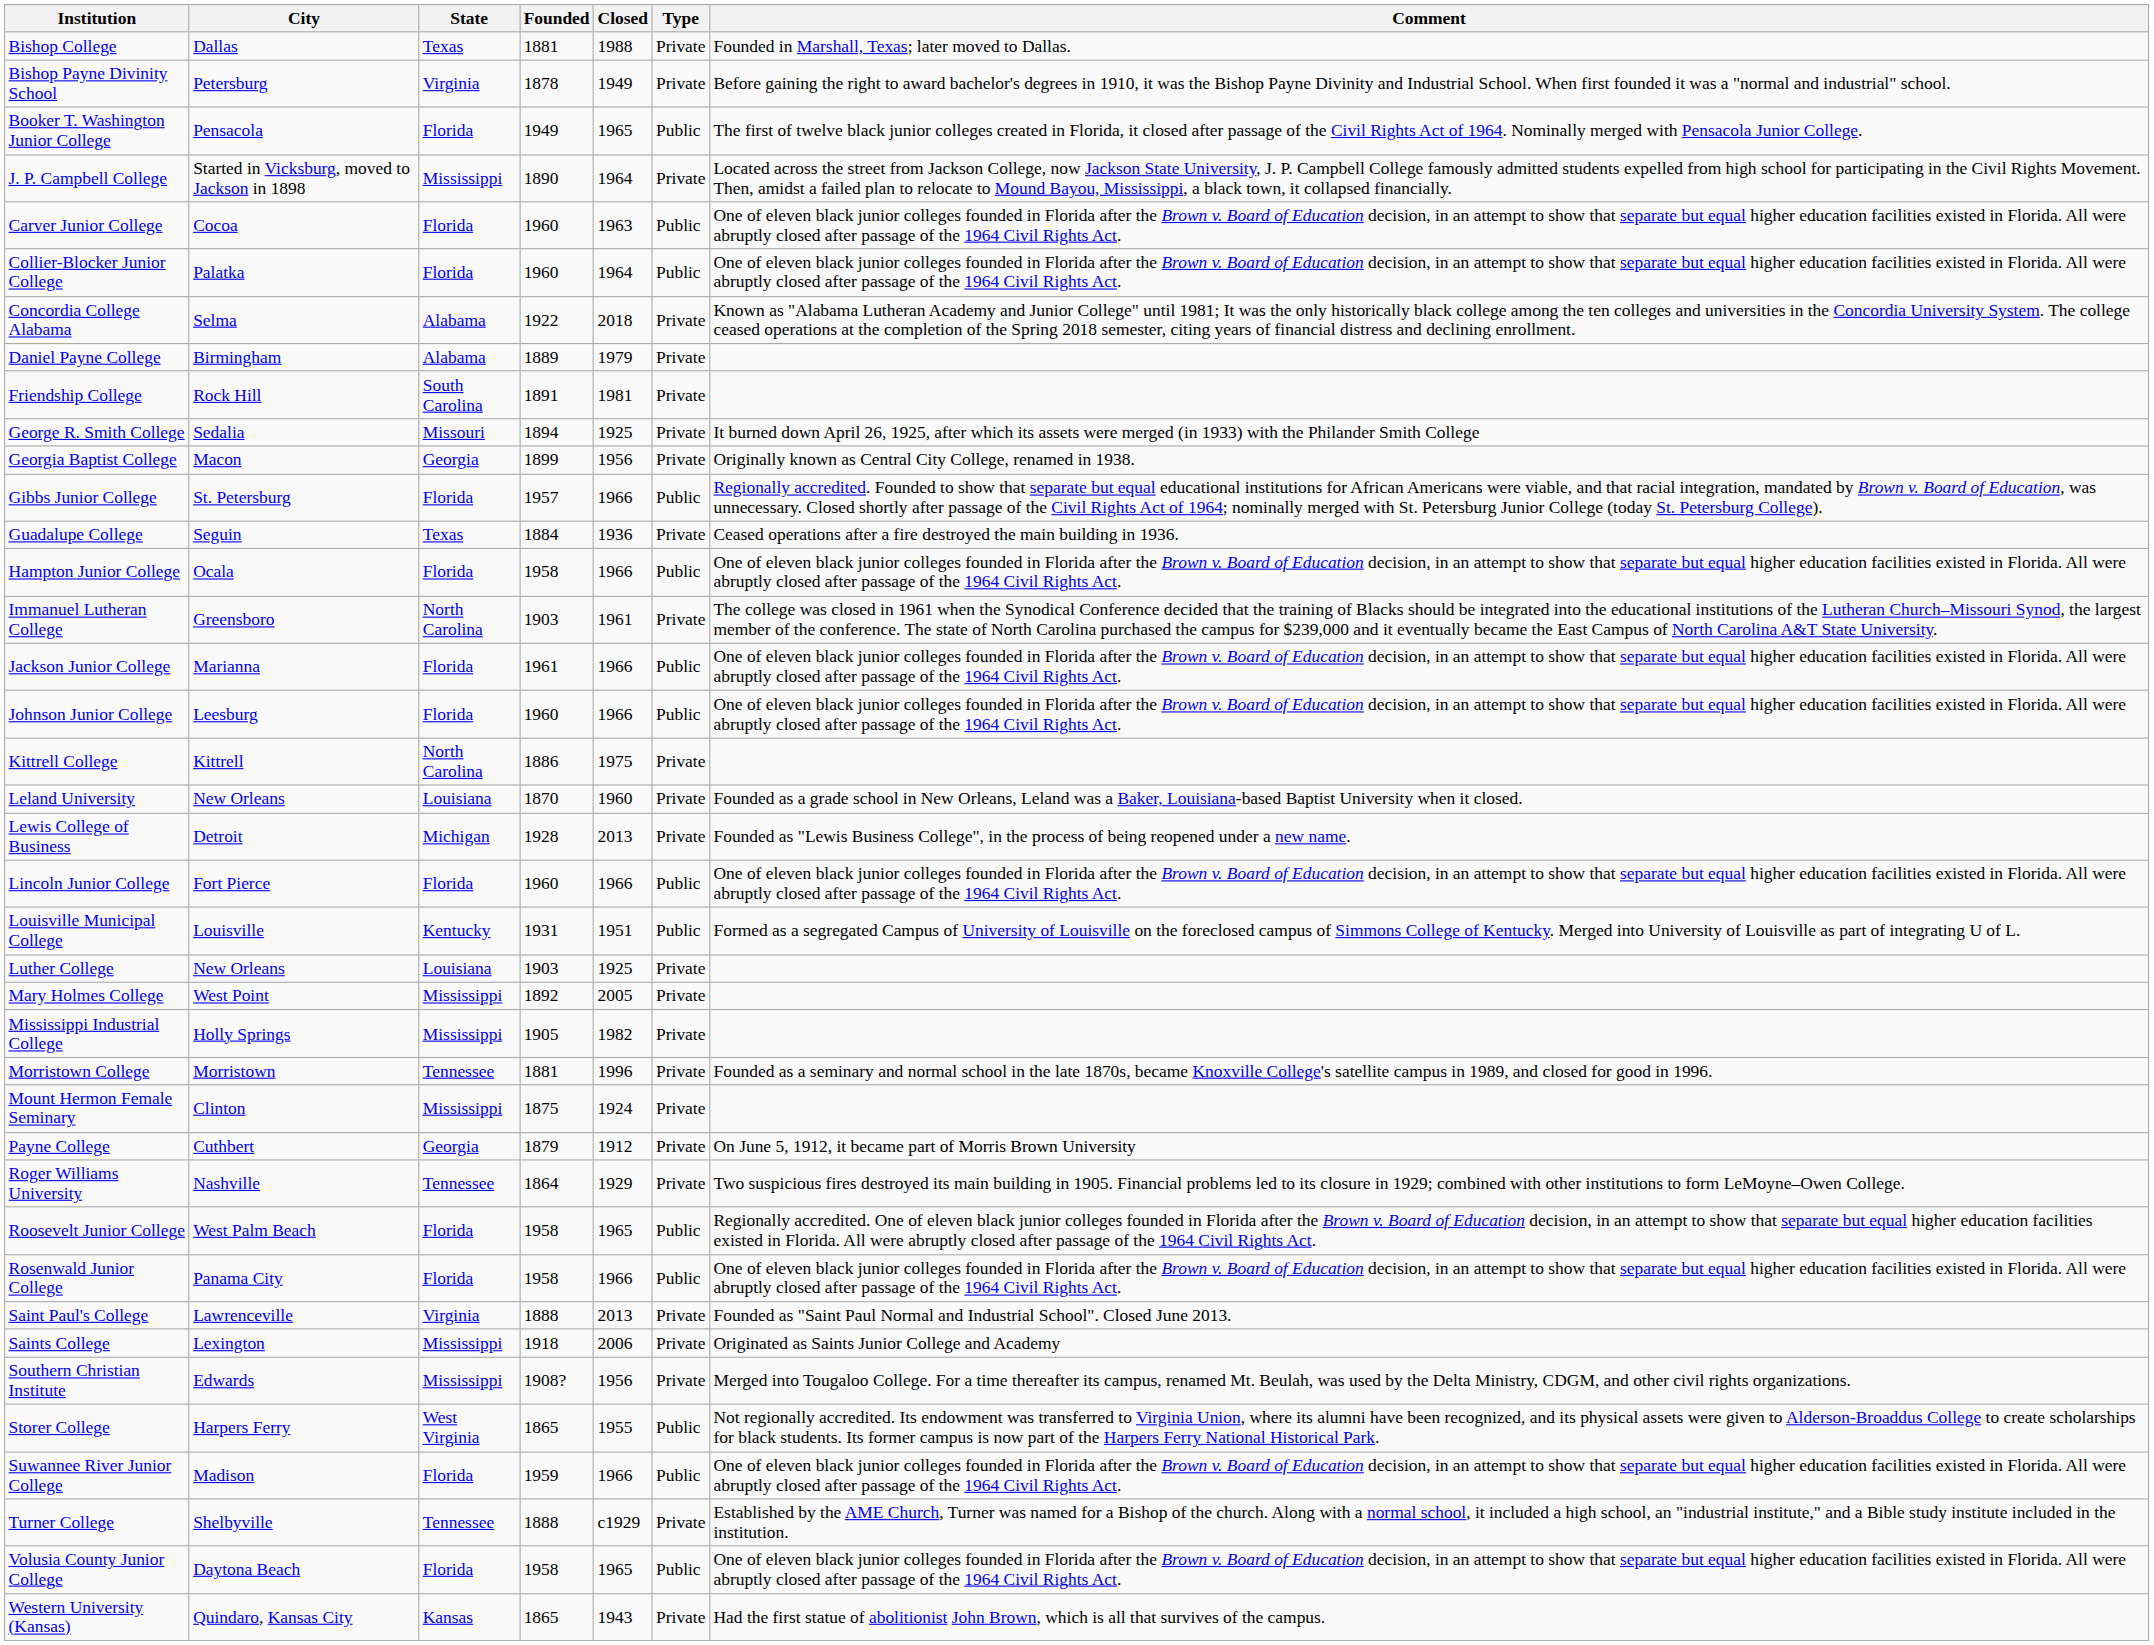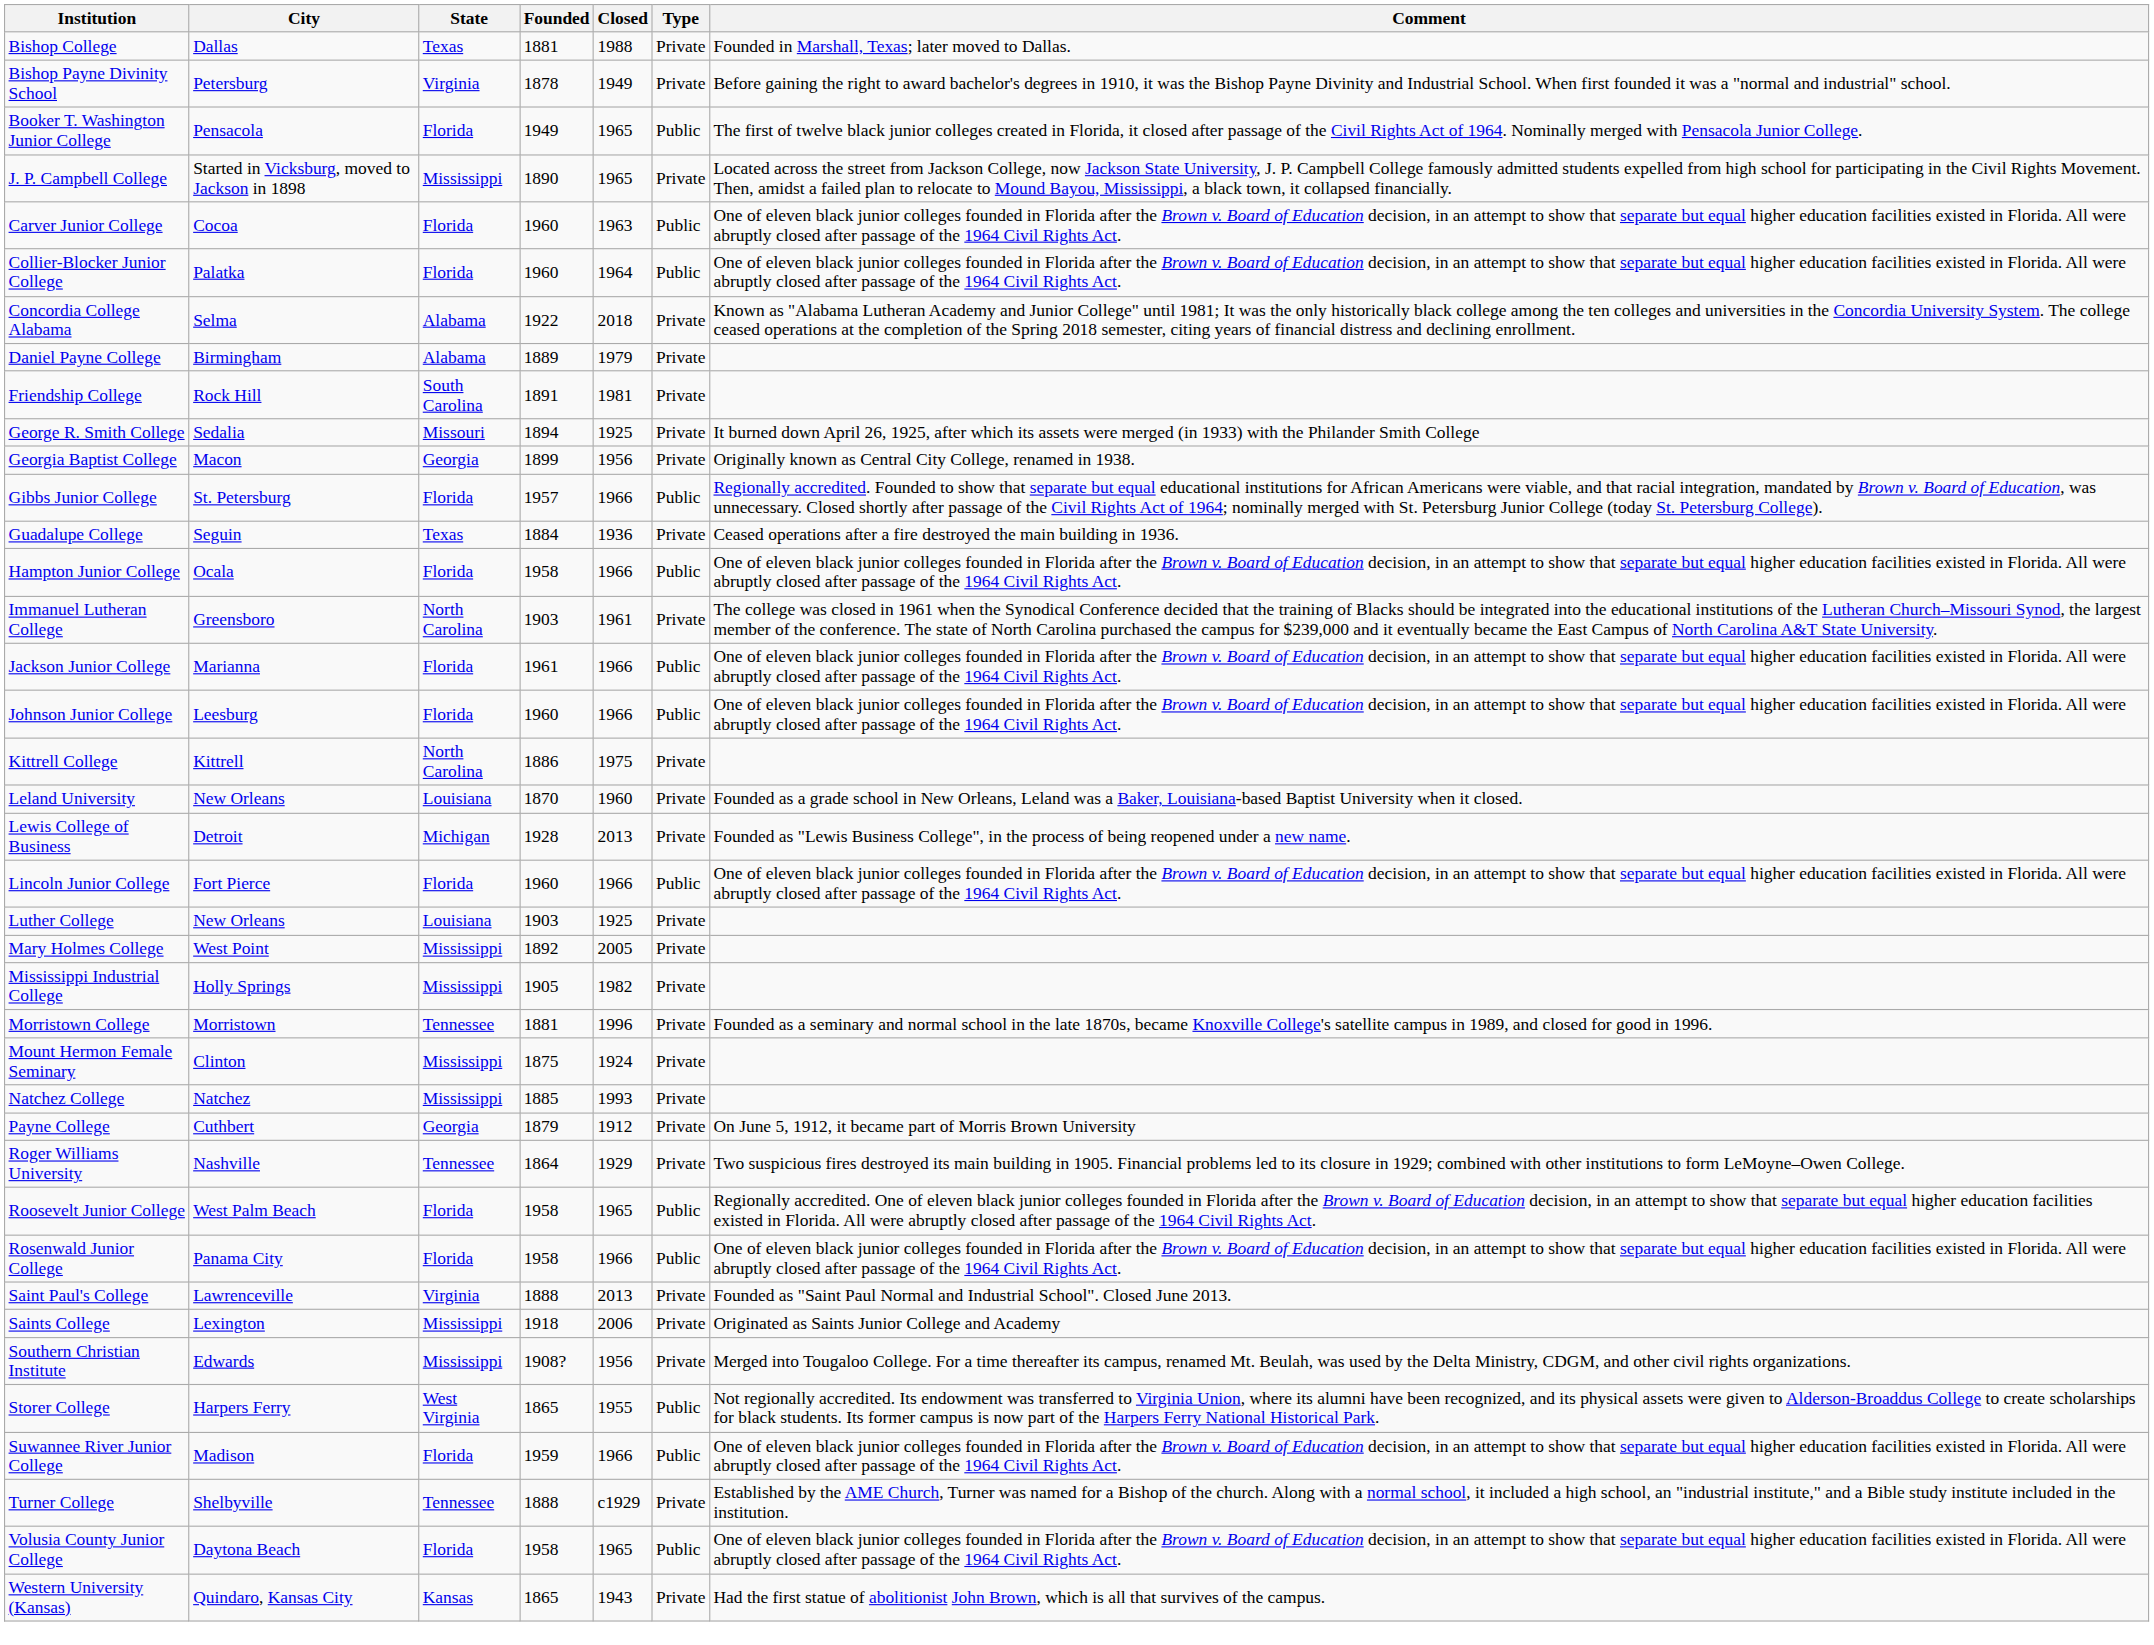(615, 178) 1964 -> (615, 178) 1965
- row: (82, 930)
+ row: (66, 1098)
